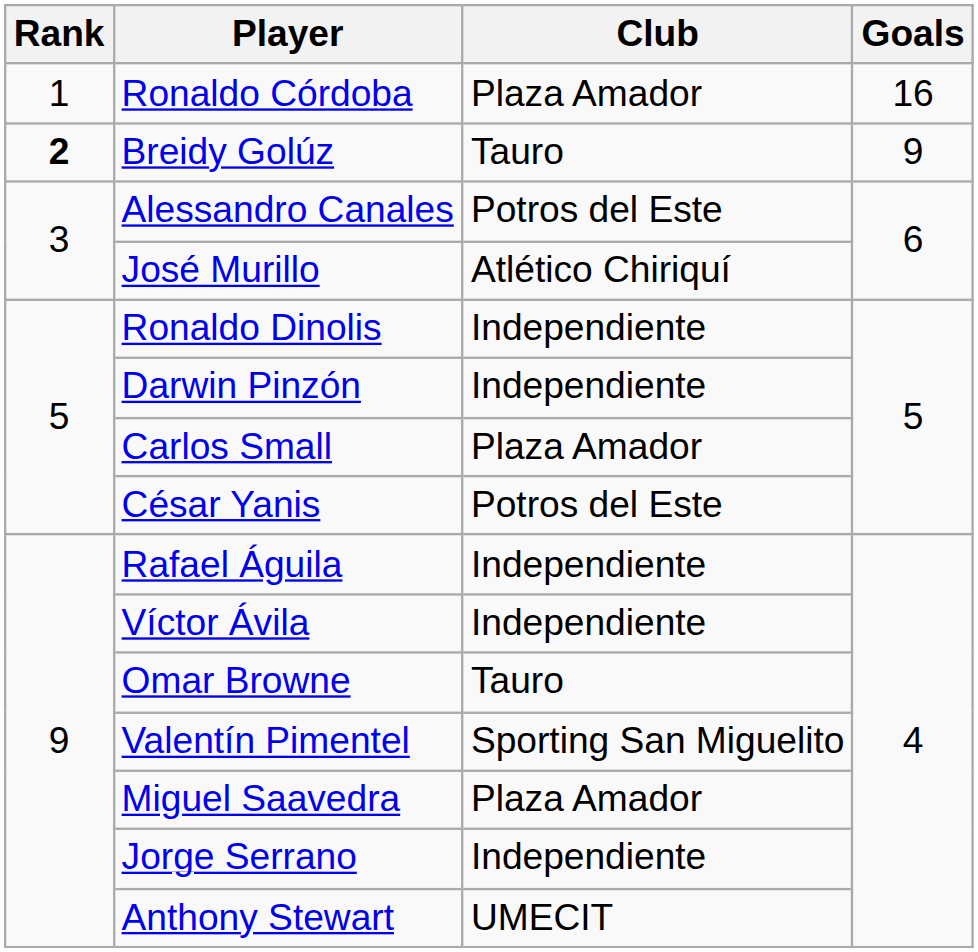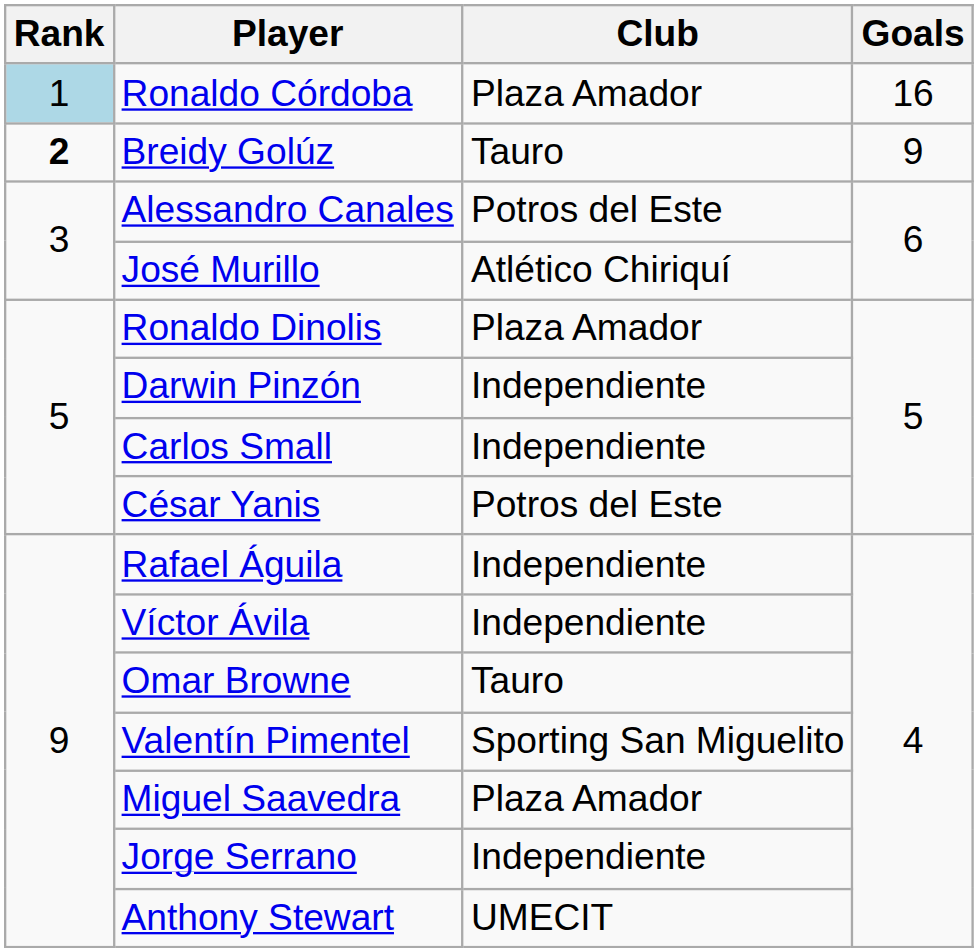(59, 92) no background -> (59, 92) lightblue background
(589, 328) Independiente -> (586, 328) Plaza Amador
(586, 446) Plaza Amador -> (589, 446) Independiente
